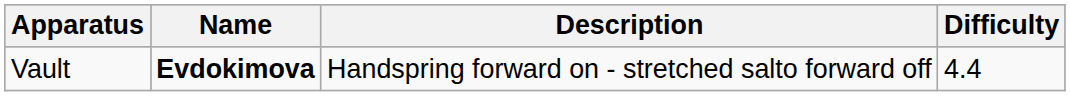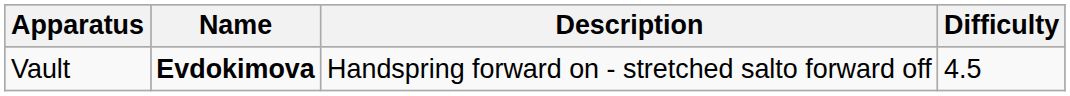(963, 68) 4.4 -> (963, 68) 4.5
